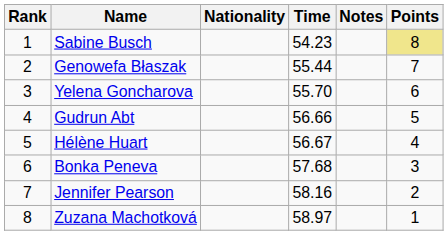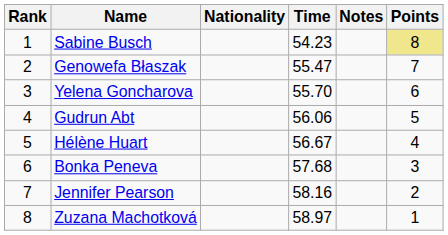(312, 67) 55.44 -> (312, 67) 55.47
(312, 117) 56.66 -> (312, 117) 56.06
